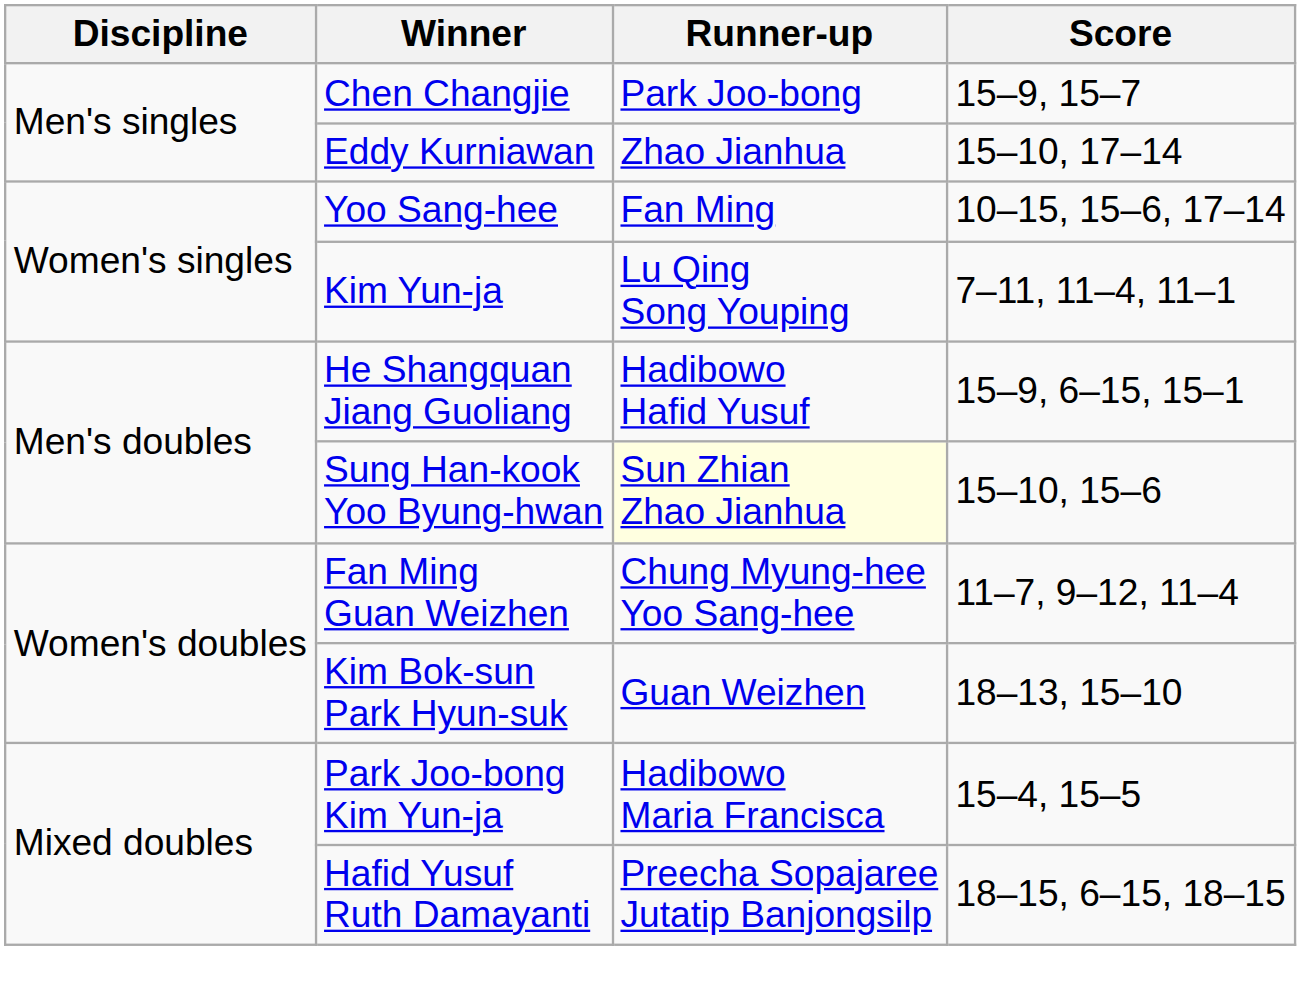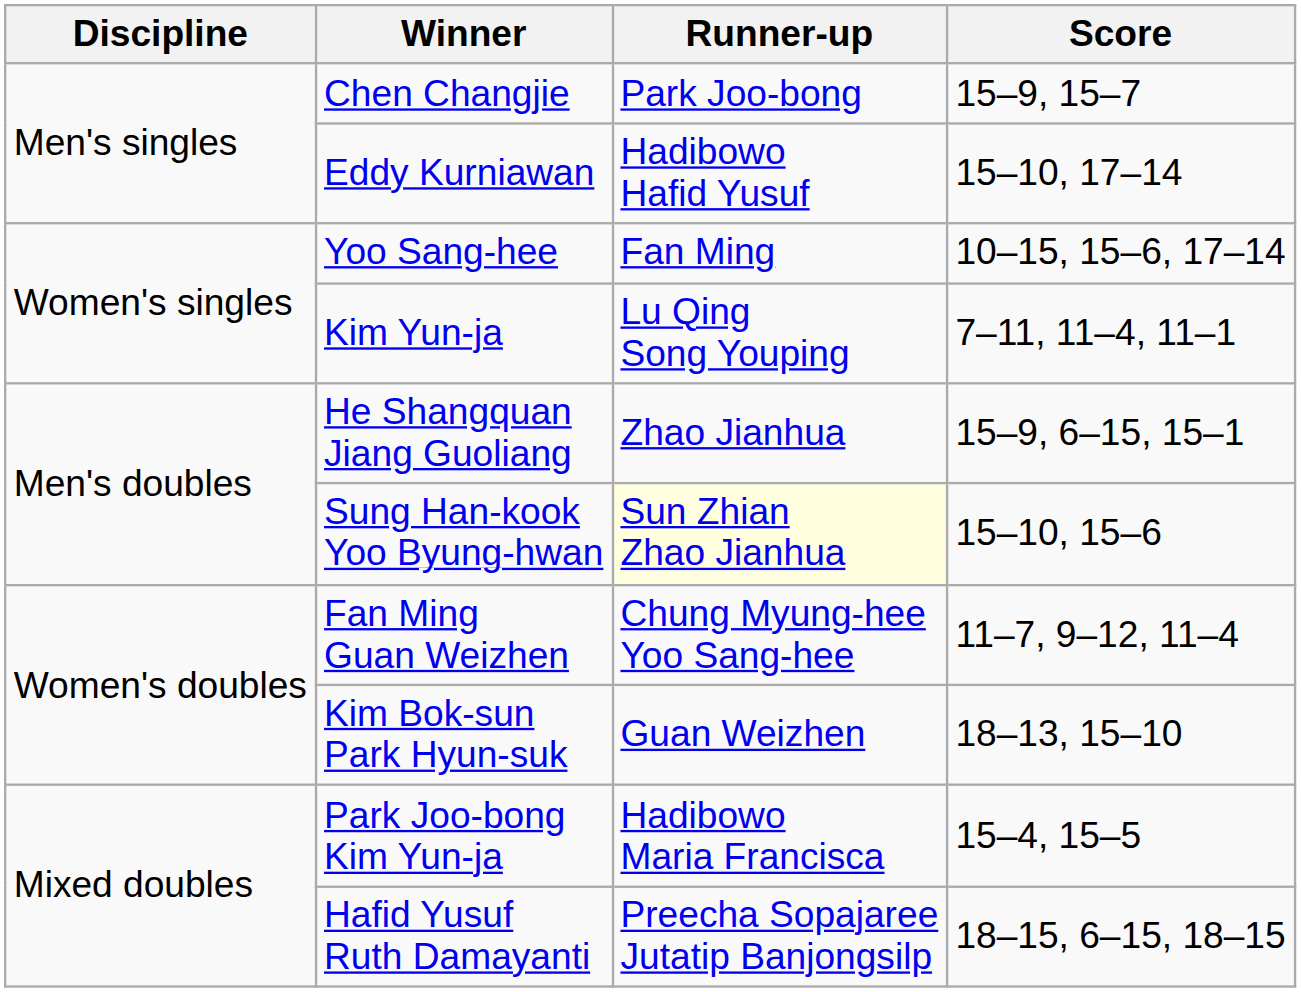(733, 151) Zhao Jianhua -> (715, 172) Hadibowo Hafid Yusuf
(715, 390) Hadibowo Hafid Yusuf -> (733, 432) Zhao Jianhua
